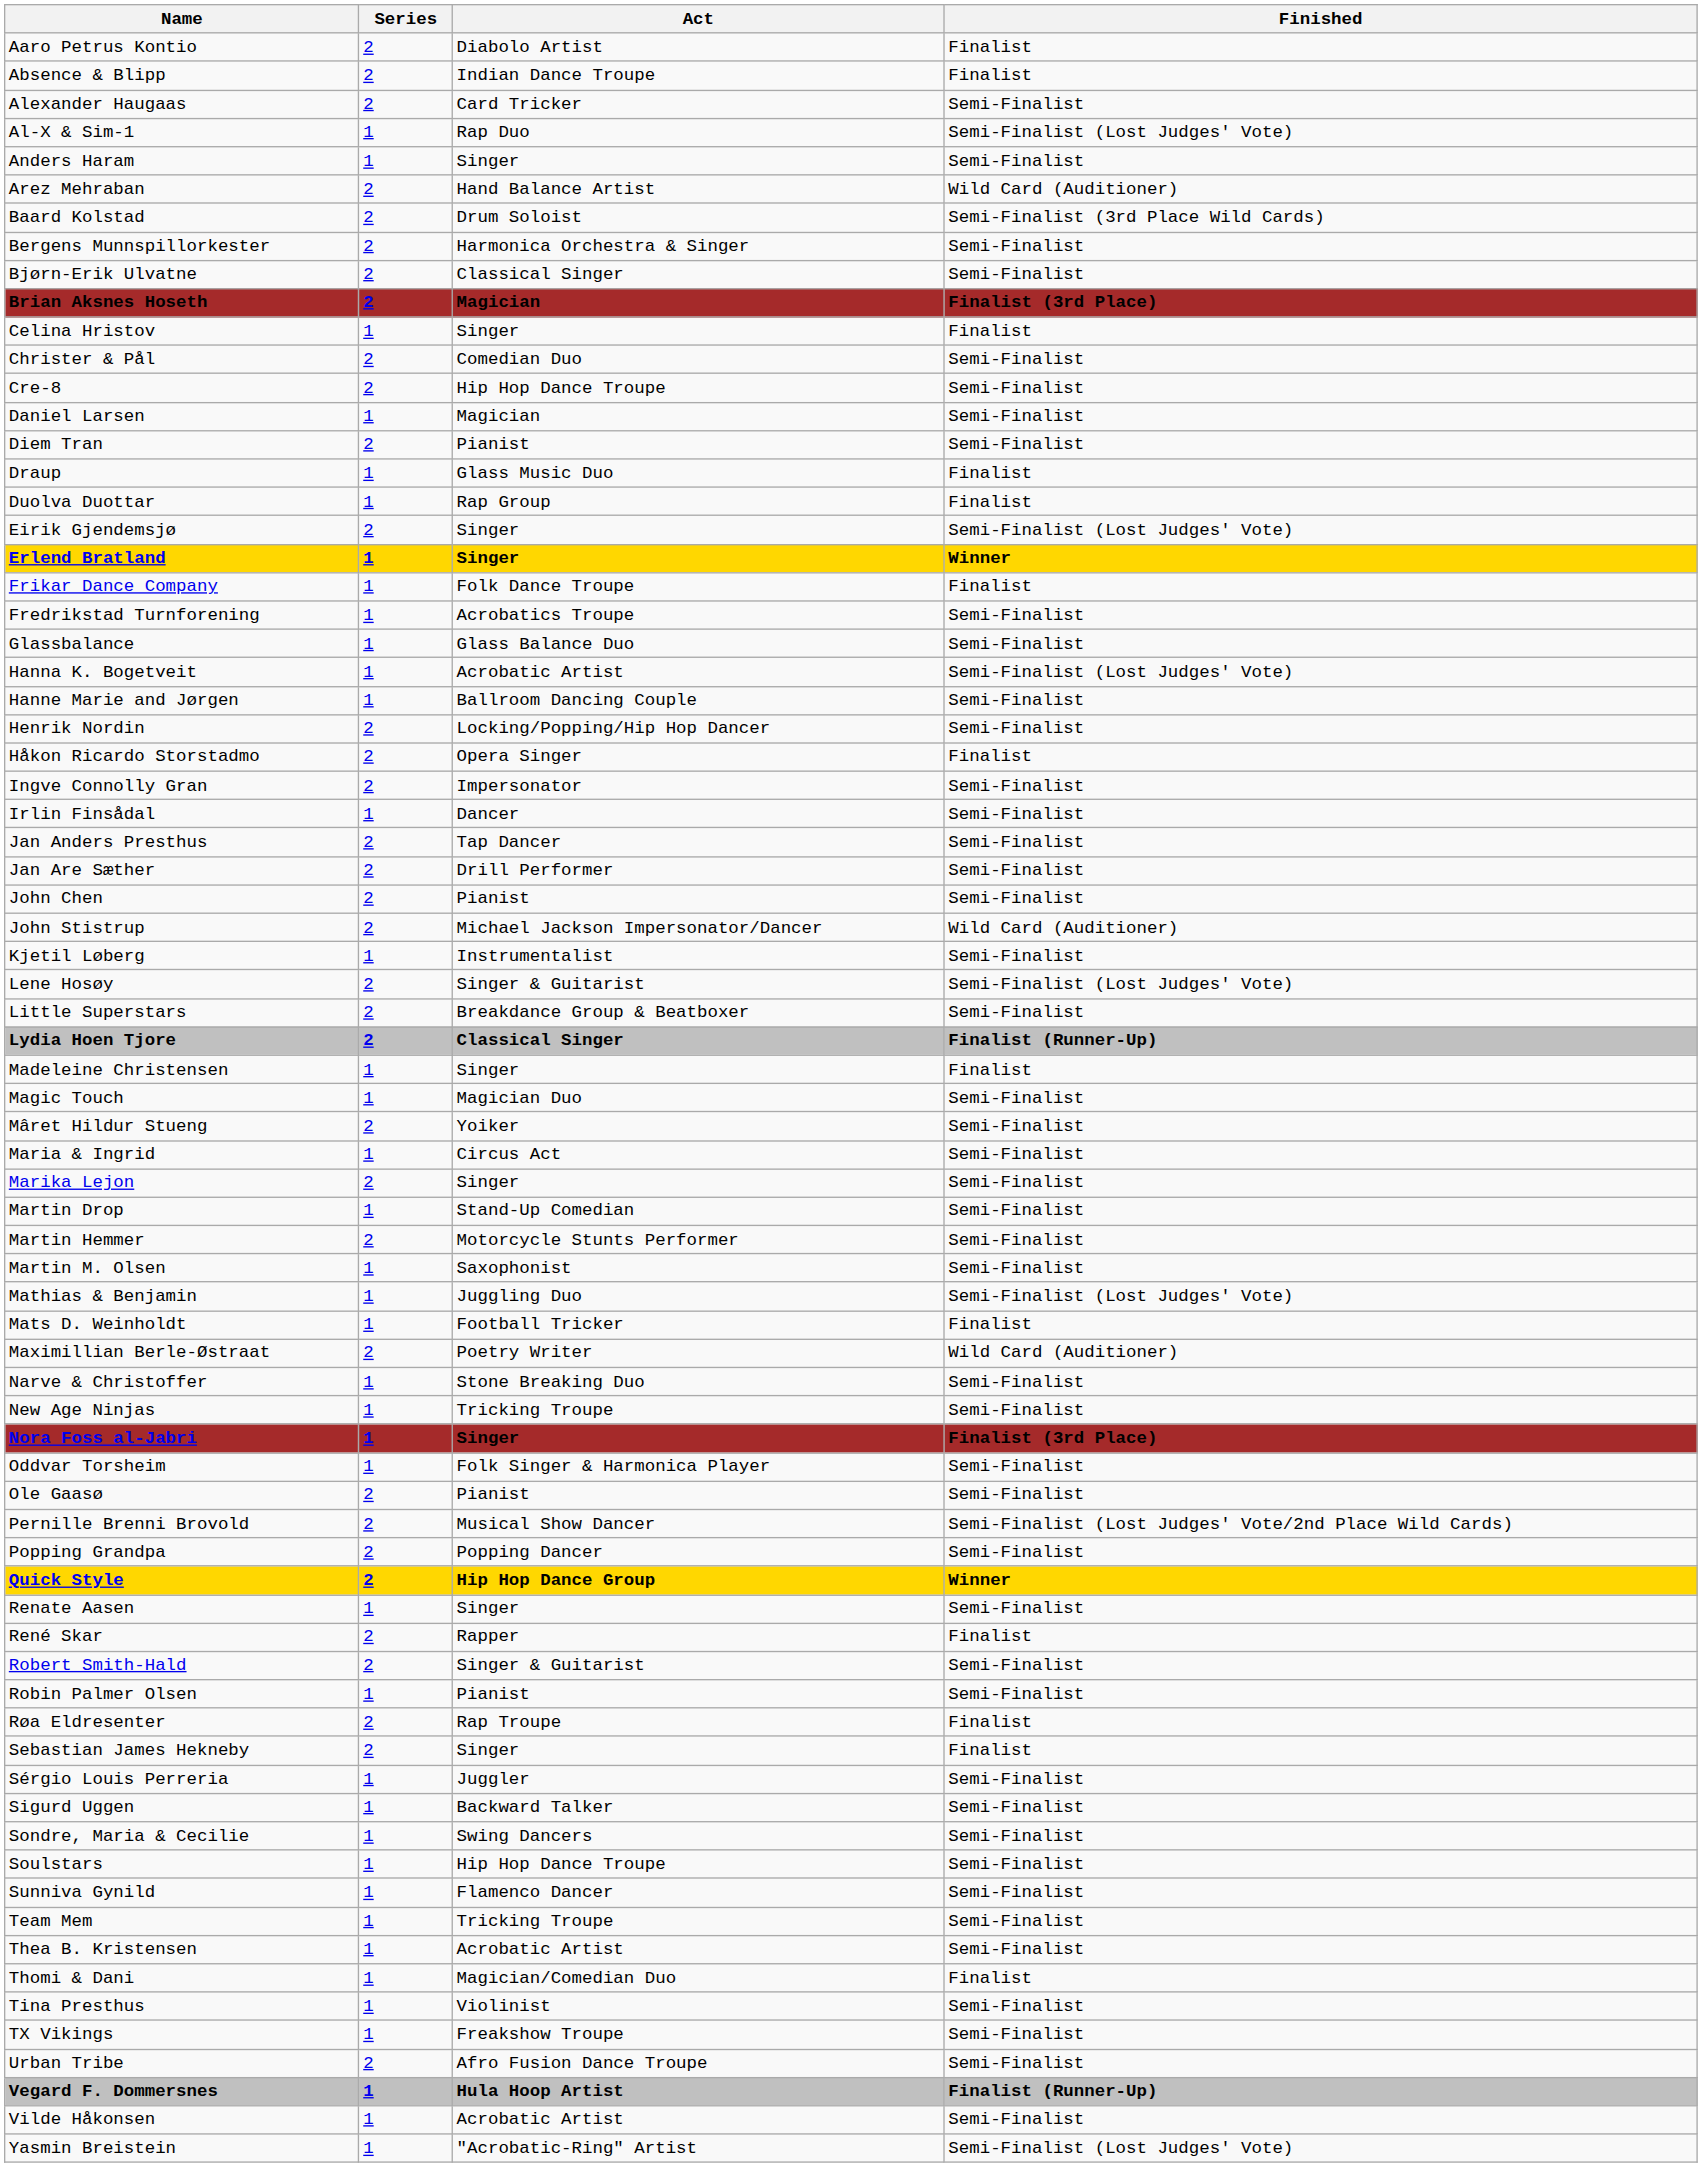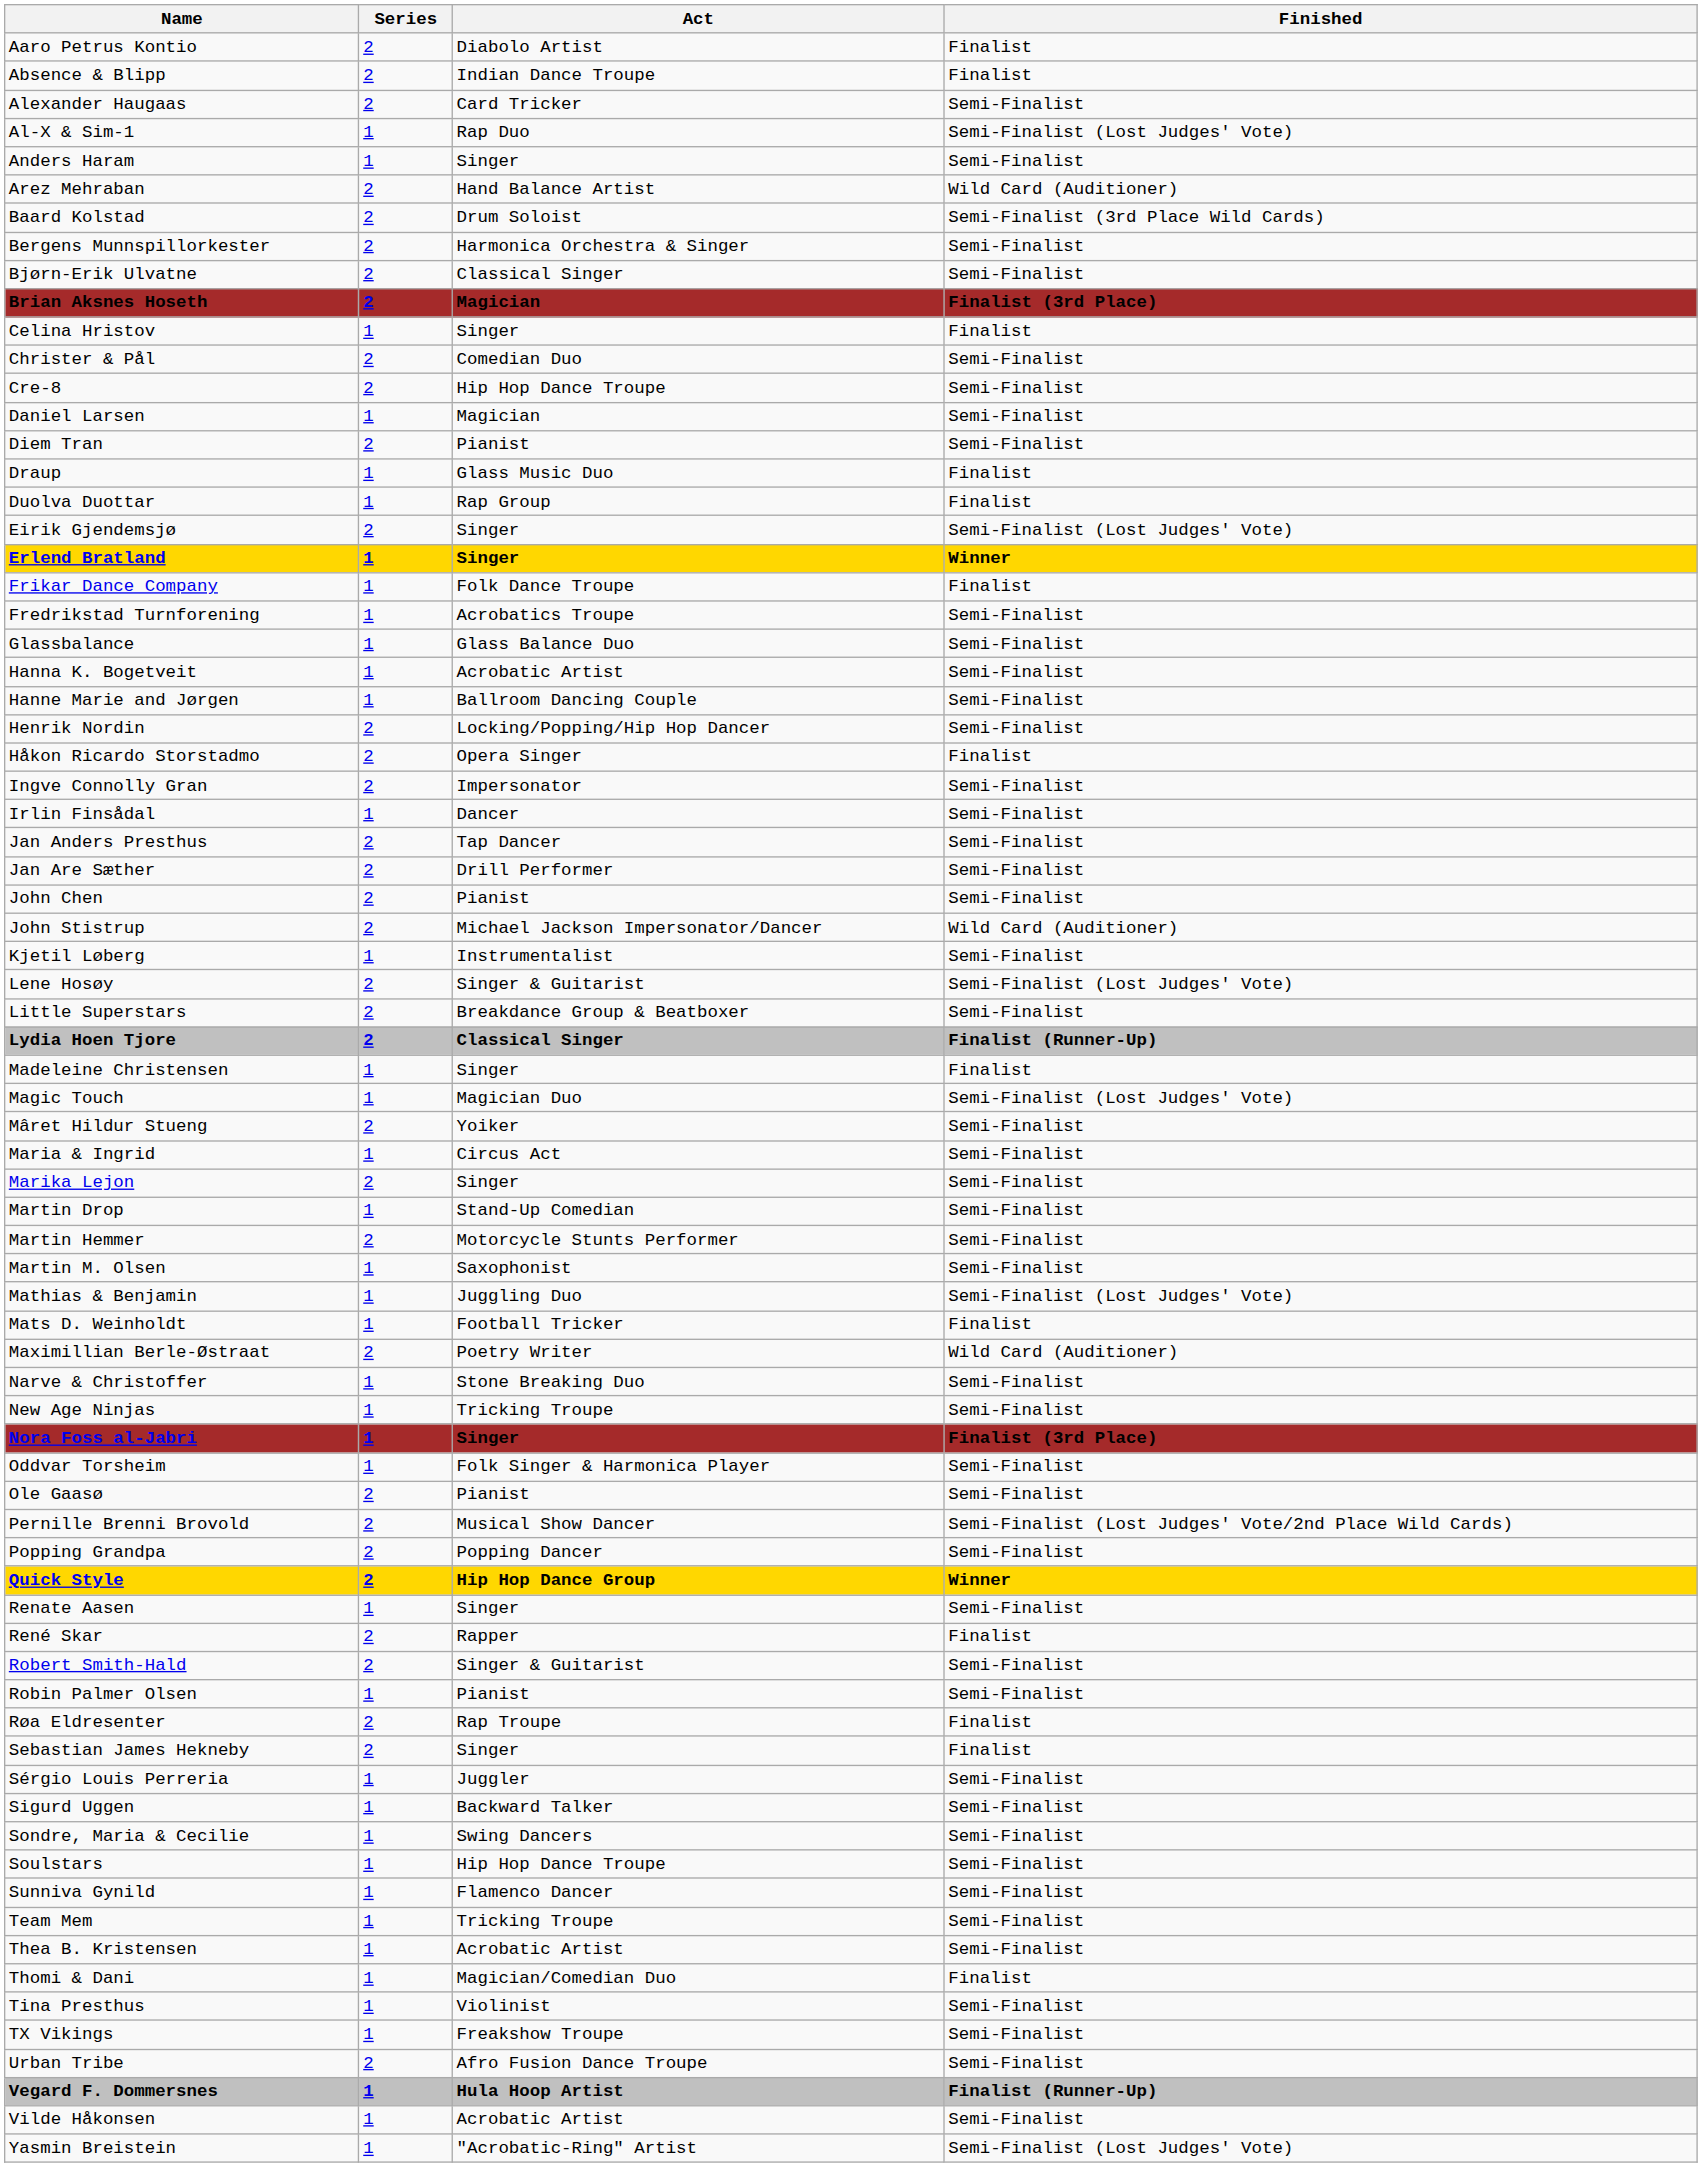(1121, 672) Semi-Finalist (Lost Judges' Vote) -> (1016, 672) Semi-Finalist
(1016, 1098) Semi-Finalist -> (1121, 1098) Semi-Finalist (Lost Judges' Vote)
